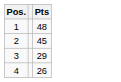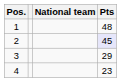+ column: (65, 12)
(42, 41) no background -> (107, 41) lavender background
(42, 71) 26 -> (107, 71) 23
